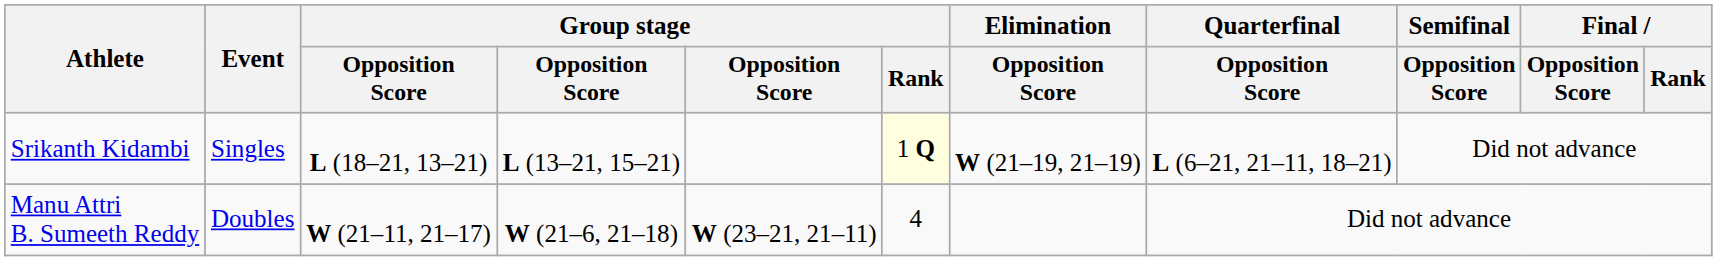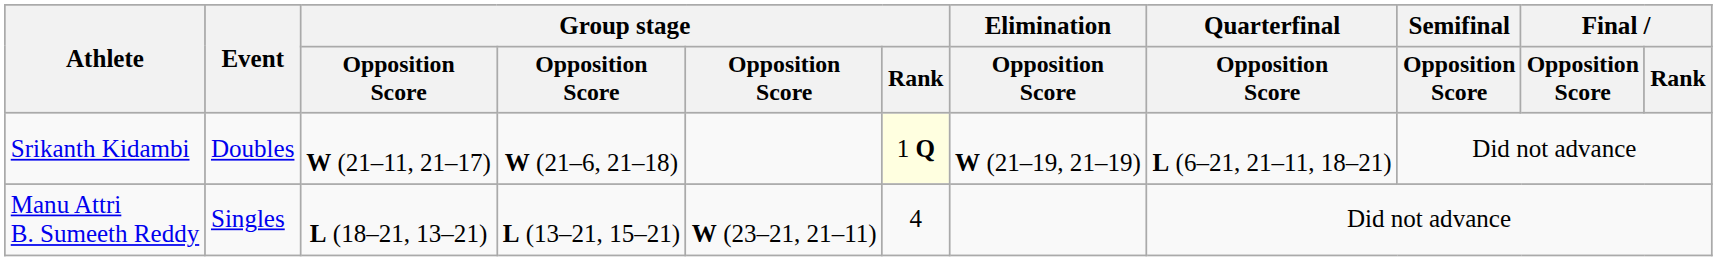(248, 148) Singles -> (253, 148) Doubles
(399, 163) L (18–21, 13–21) -> (399, 163) W (21–11, 21–17)
(591, 163) L (13–21, 15–21) -> (591, 163) W (21–6, 21–18)
(253, 219) Doubles -> (248, 219) Singles
(399, 234) W (21–11, 21–17) -> (399, 234) L (18–21, 13–21)
(591, 234) W (21–6, 21–18) -> (591, 234) L (13–21, 15–21)
